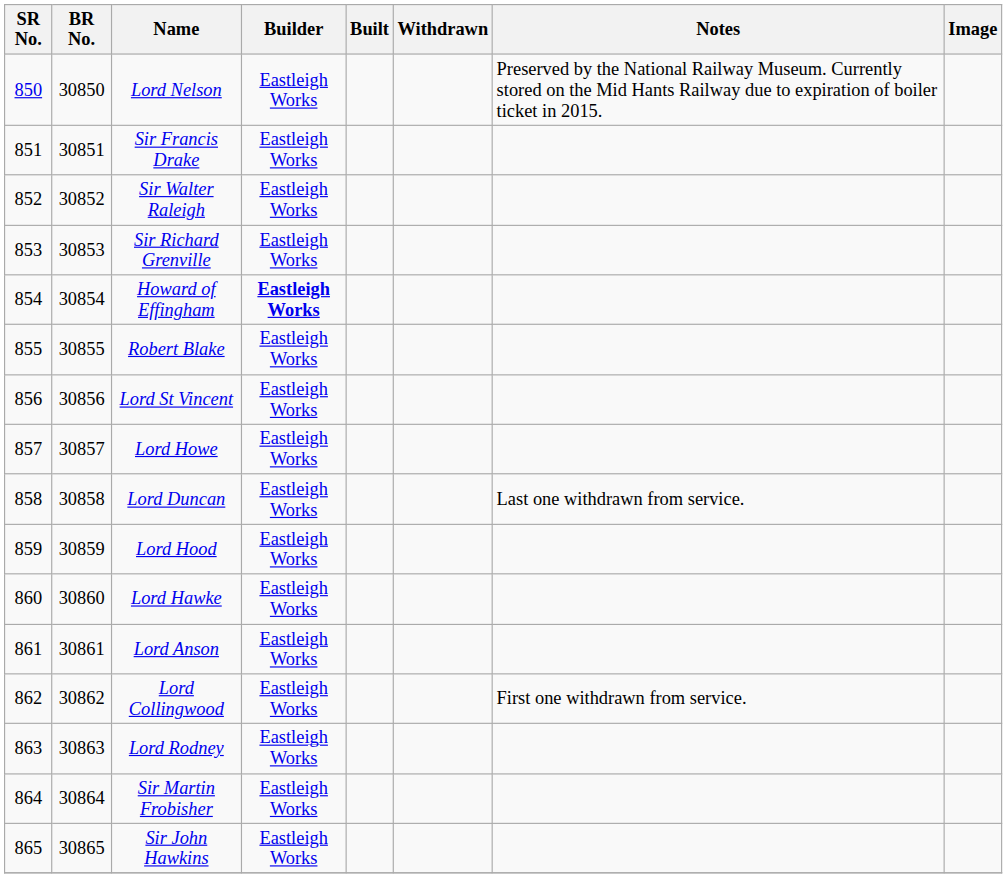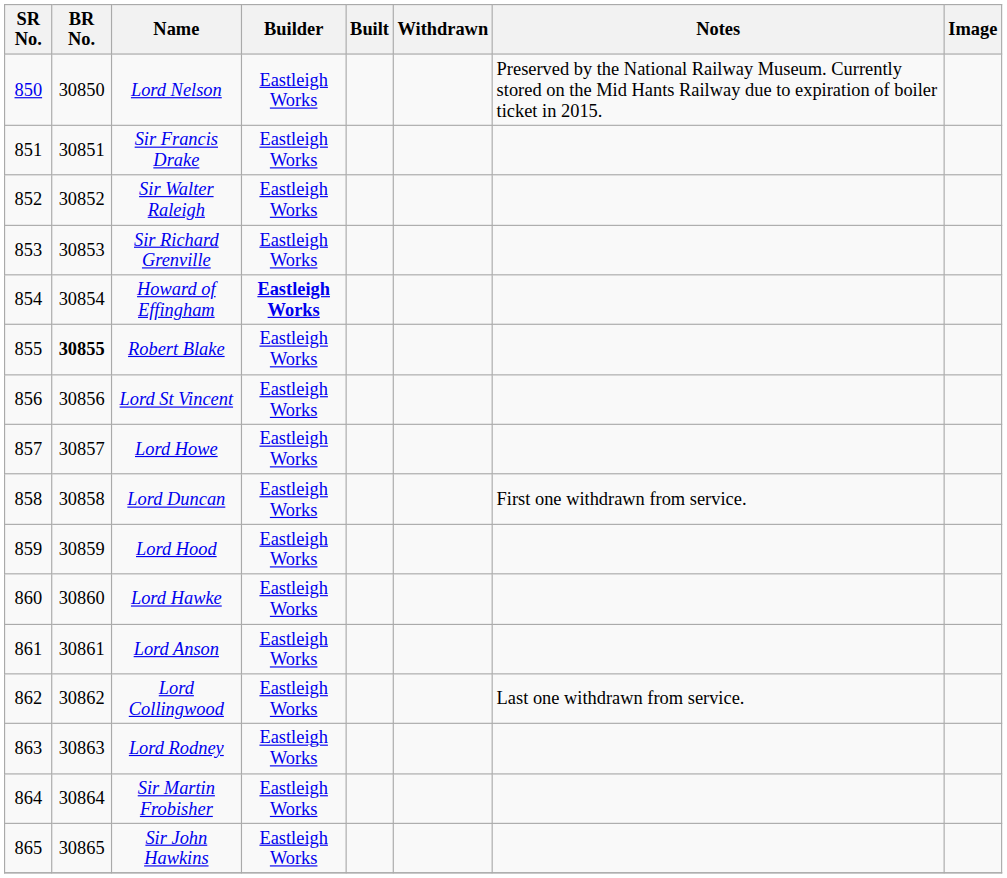(82, 349) normal -> (82, 349) bold
(621, 499) Last one withdrawn from service. -> (622, 499) First one withdrawn from service.
(622, 698) First one withdrawn from service. -> (621, 698) Last one withdrawn from service.
